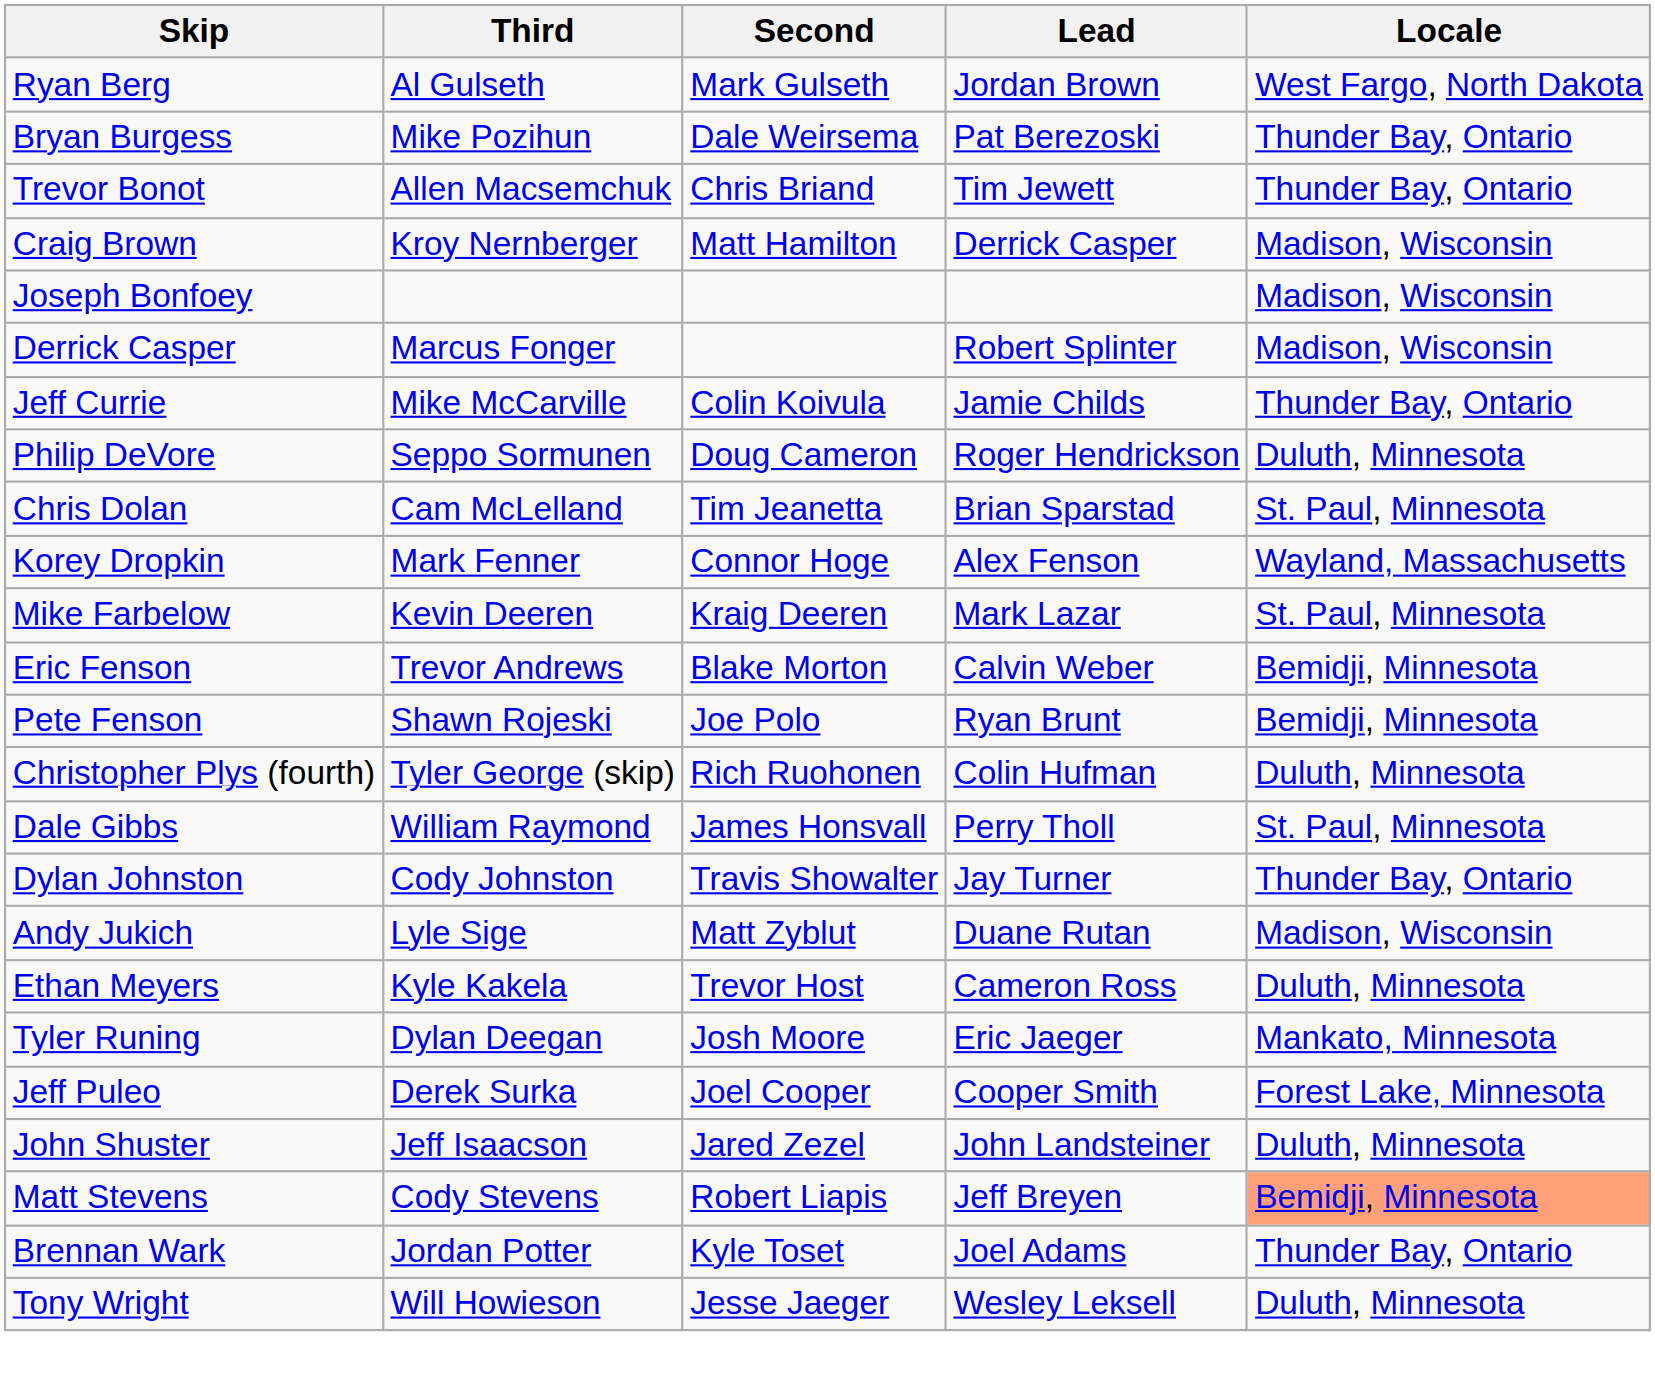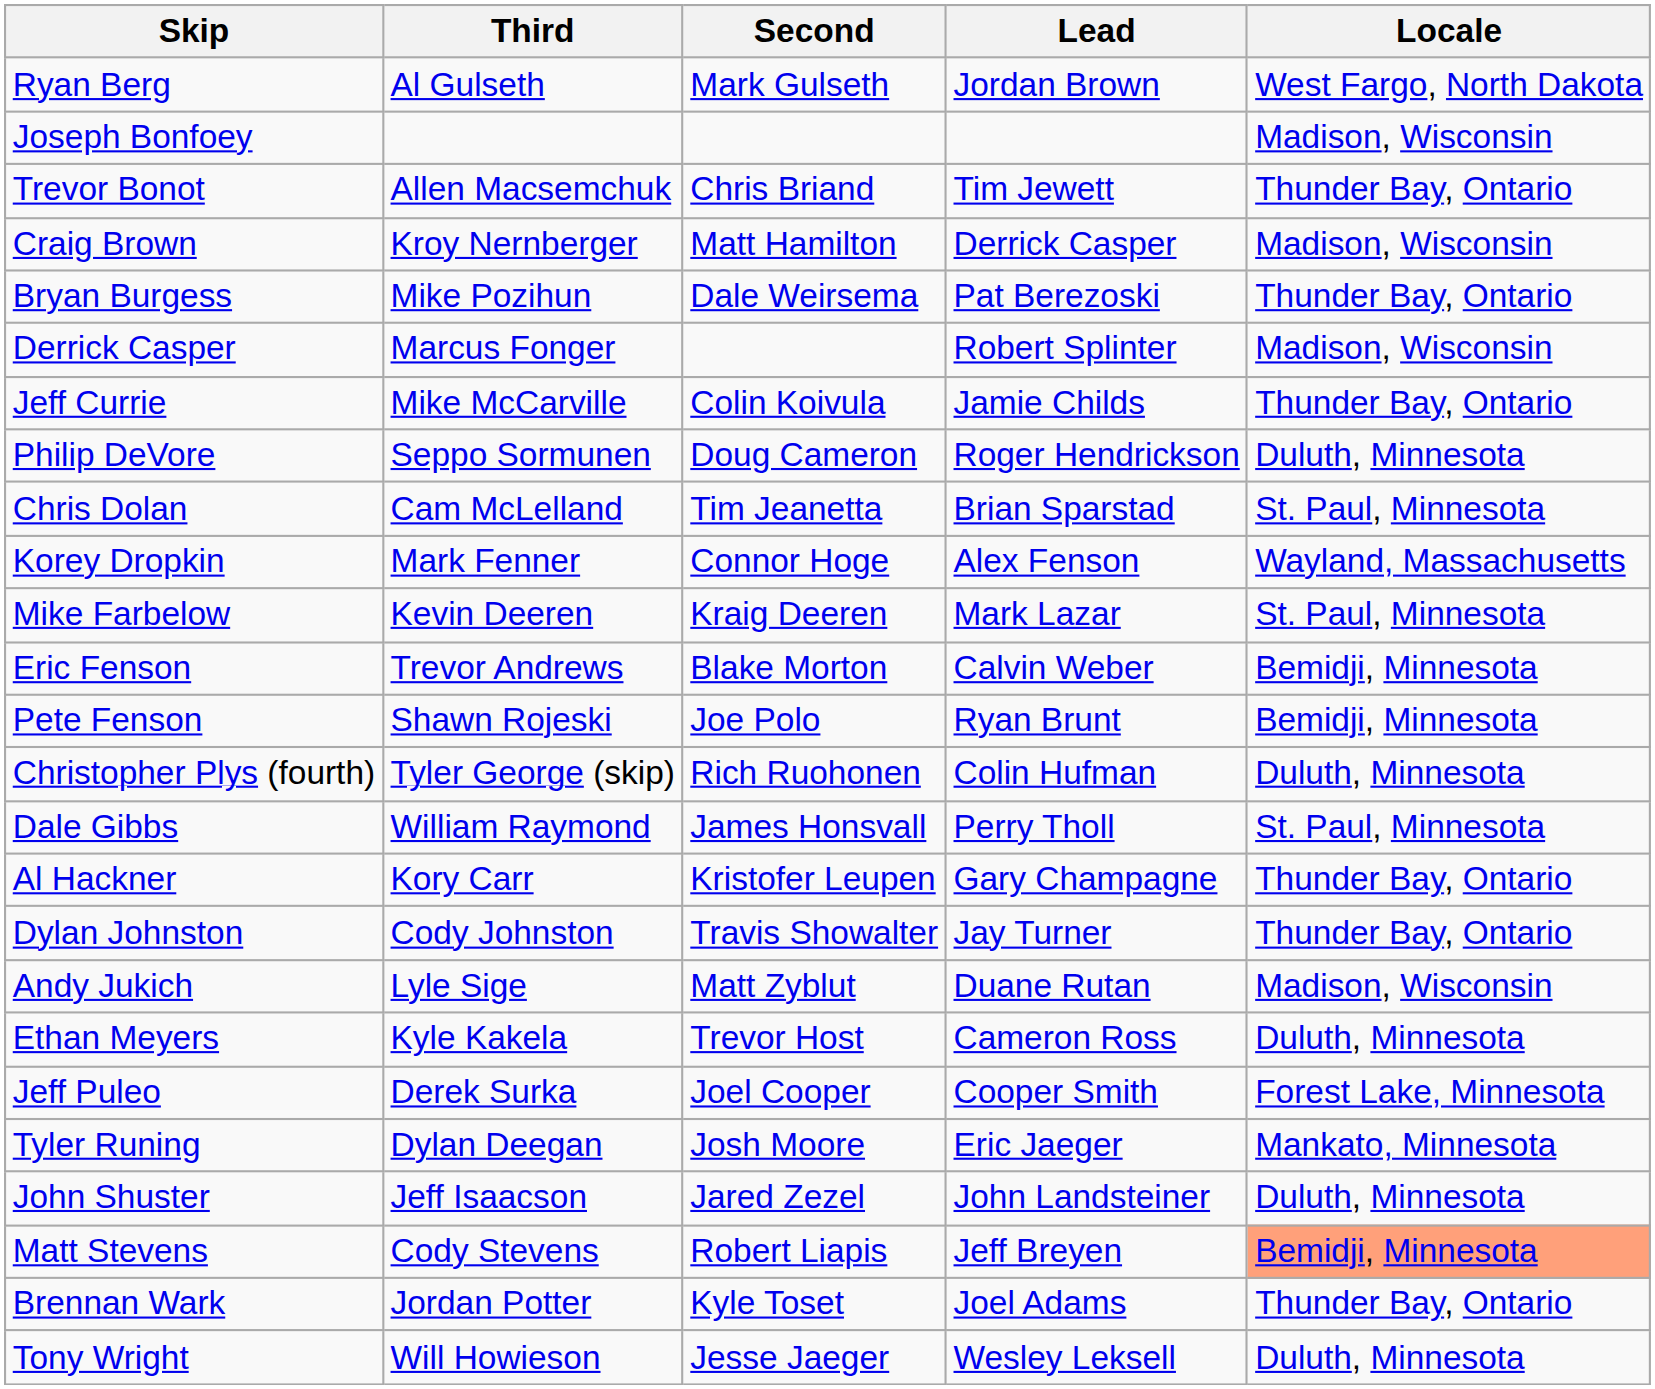rows swapped: (133, 296) <-> (122, 137)
+ row: (95, 879)
rows swapped: (87, 1091) <-> (107, 1038)
